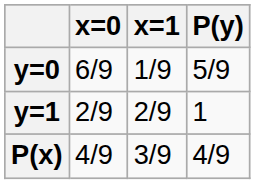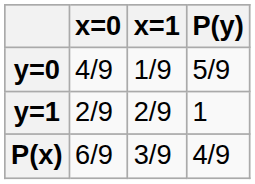(94, 69) 6/9 -> (94, 69) 4/9
(94, 155) 4/9 -> (94, 155) 6/9
